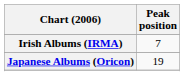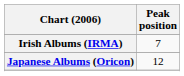(158, 61) 19 -> (158, 61) 12
